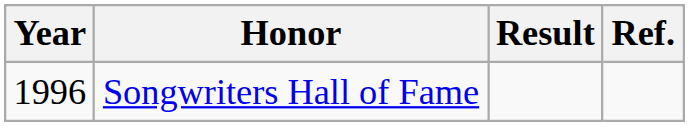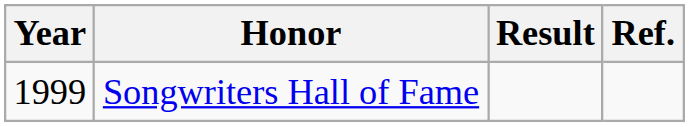(50, 90) 1996 -> (50, 90) 1999
